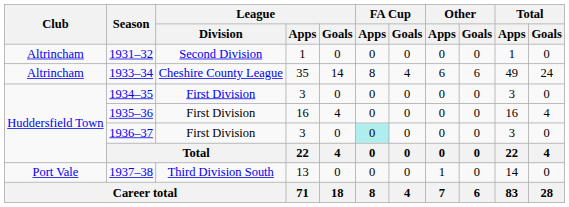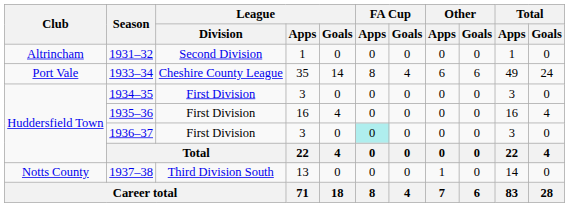(55, 73) Altrincham -> (55, 73) Port Vale
(55, 172) Port Vale -> (55, 172) Notts County
